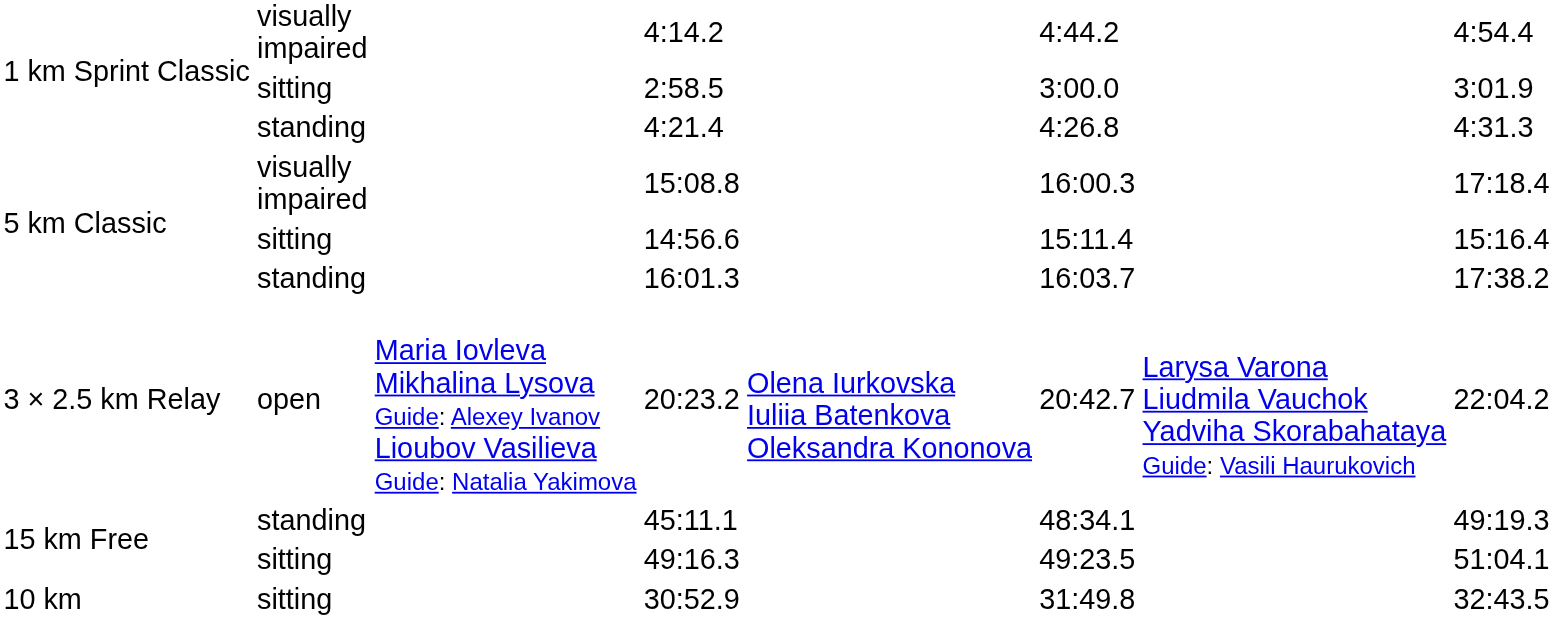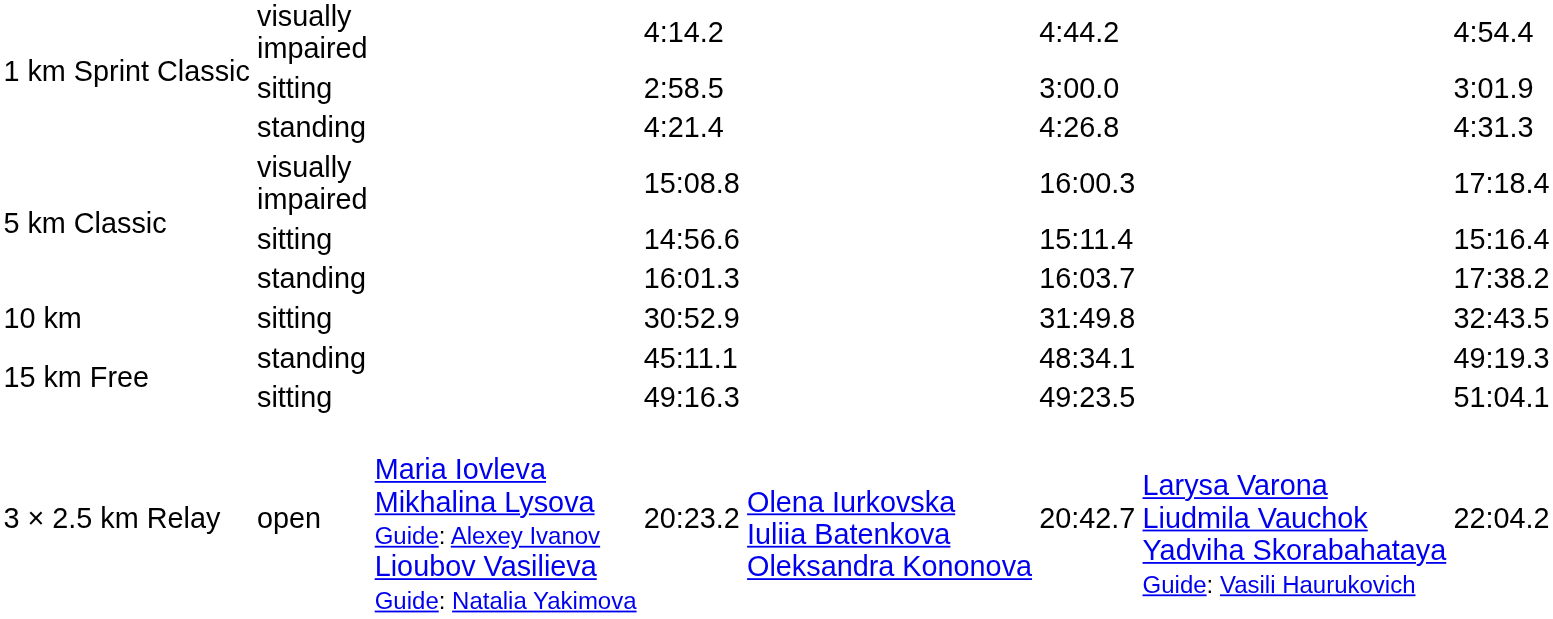rows swapped: (692, 599) <-> (692, 399)
